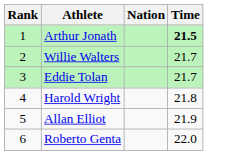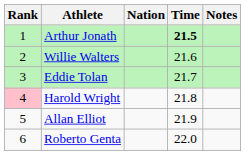+ column: (222, 14)
(185, 56) 21.7 -> (185, 56) 21.6
(23, 98) no background -> (23, 98) pink background
